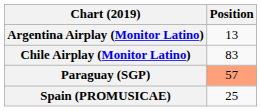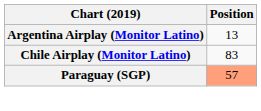- row: (106, 95)
